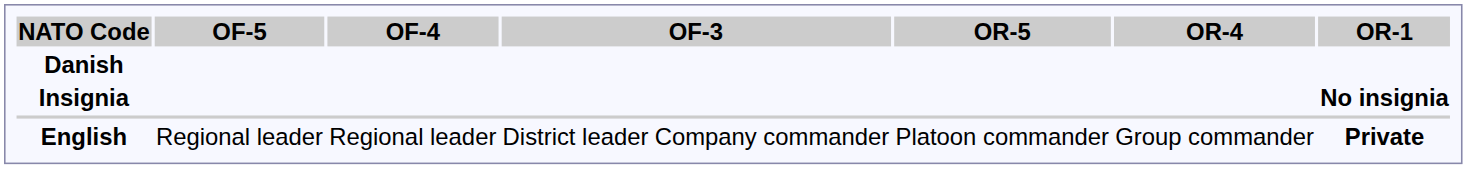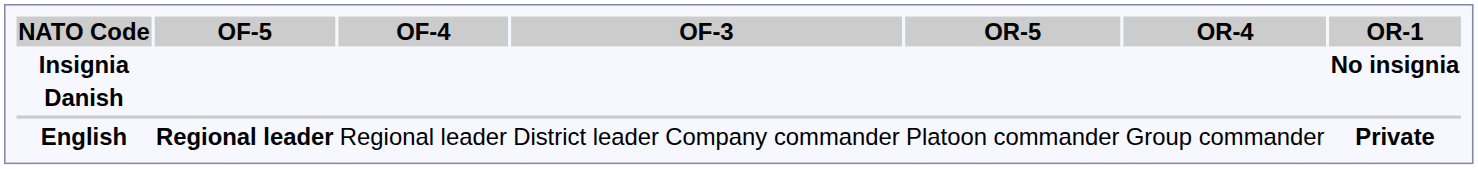rows swapped: (84, 97) <-> (84, 64)
(240, 137) normal -> (245, 137) bold
